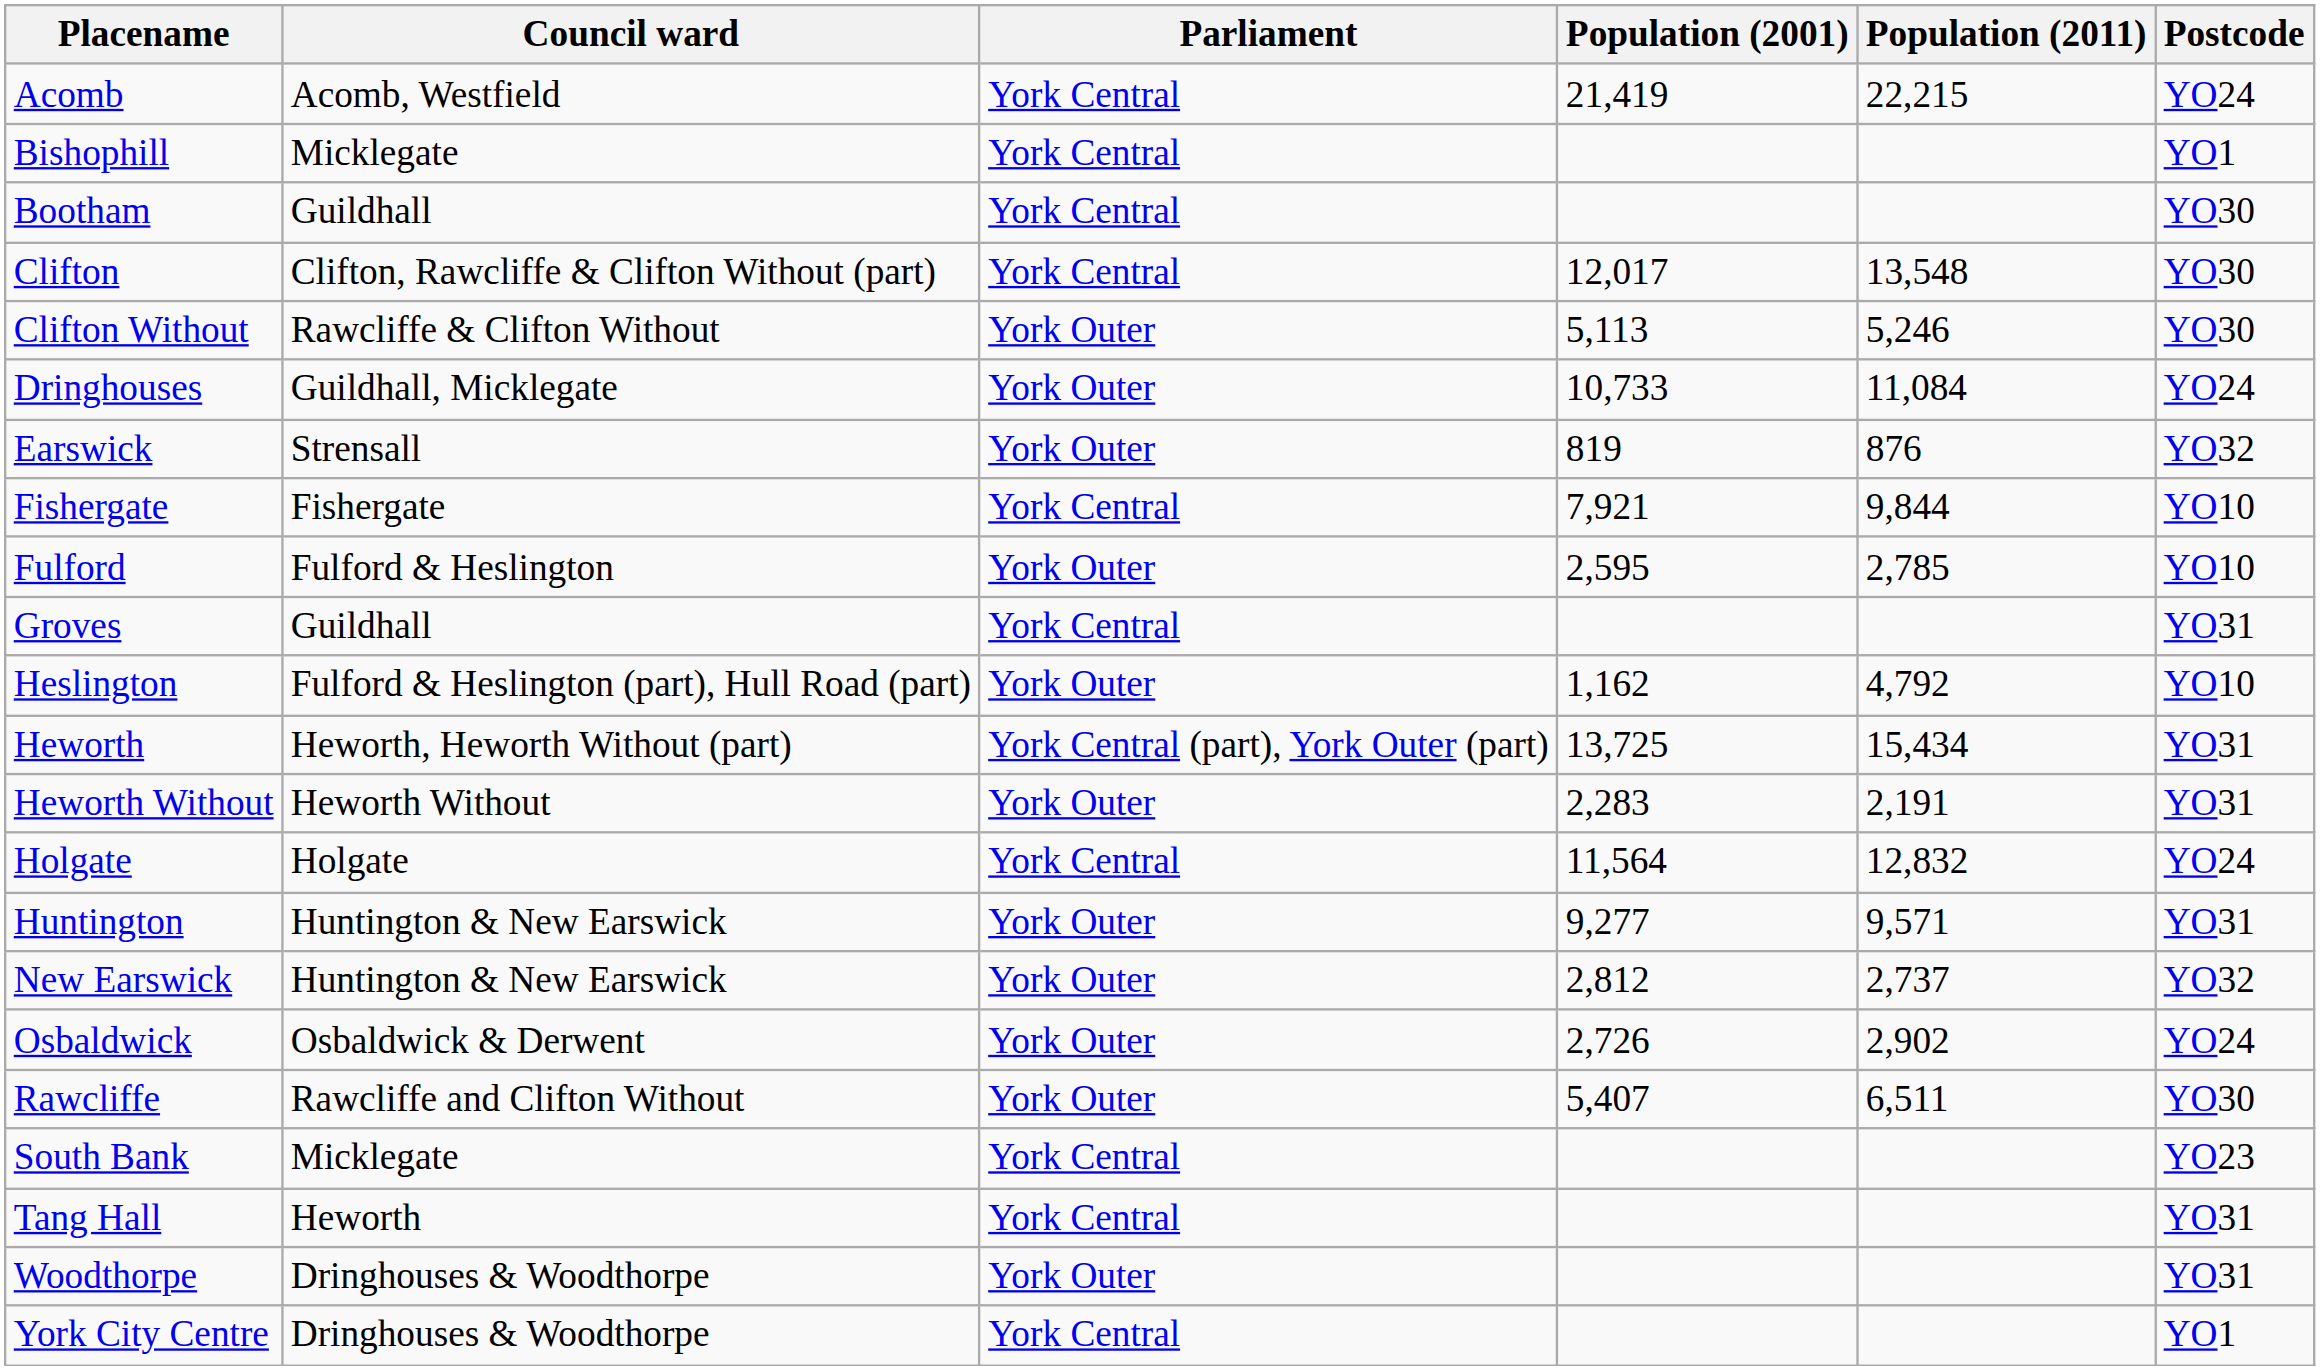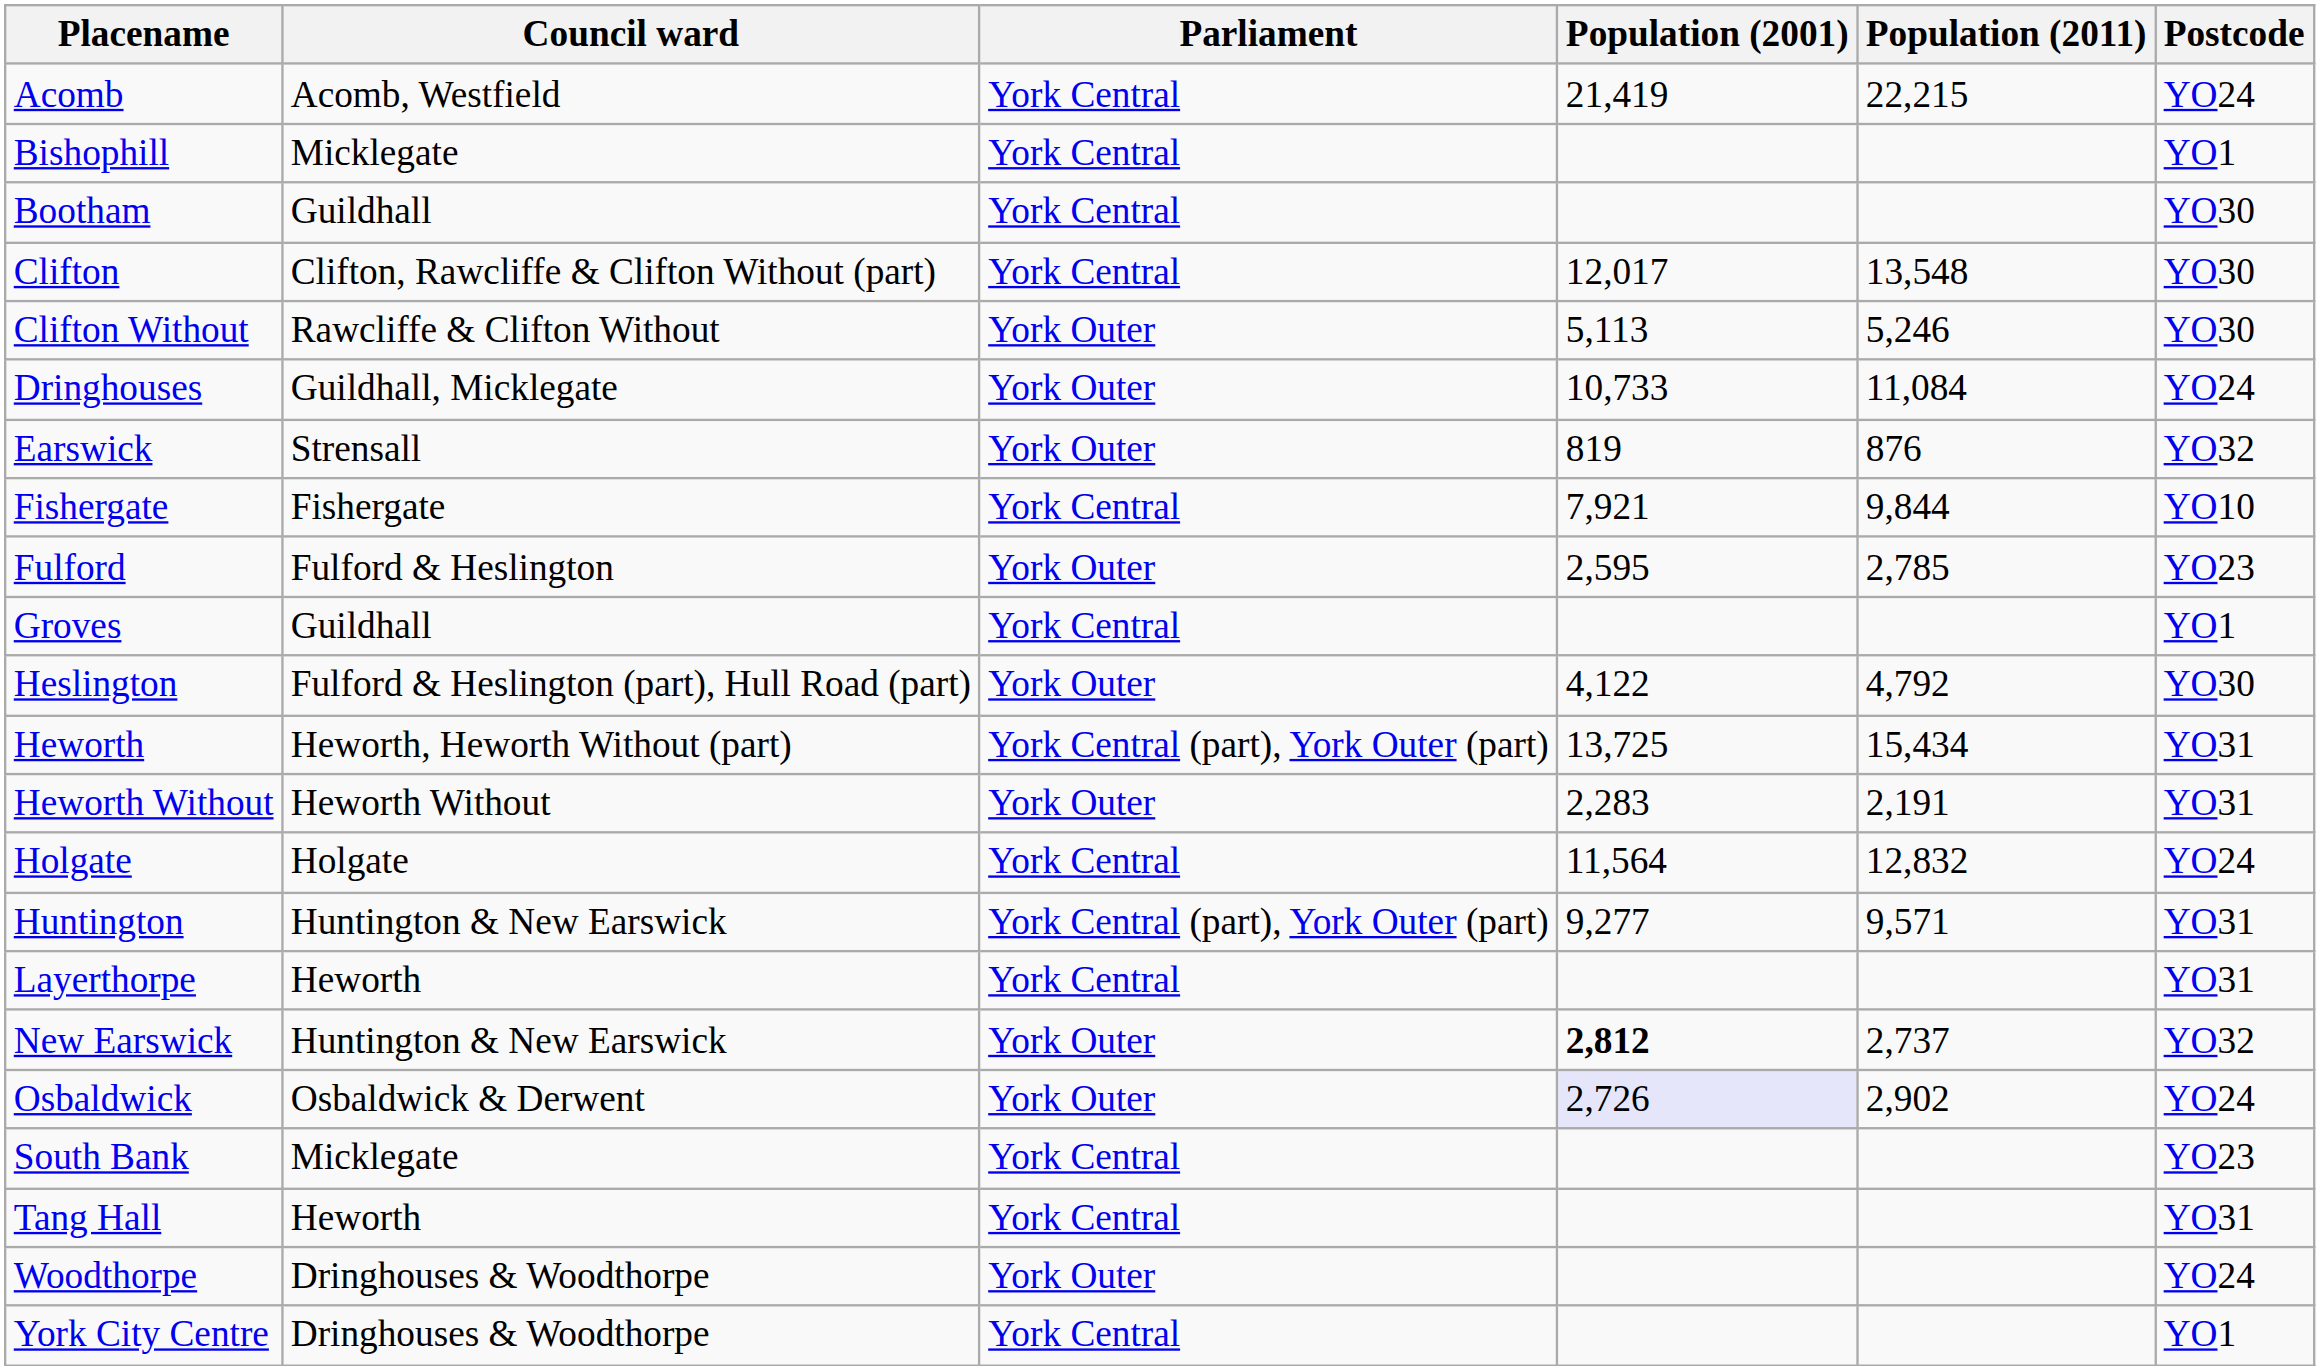(2209, 566) YO10 -> (2209, 566) YO23
(2209, 625) YO31 -> (2200, 625) YO1
(1608, 684) 1,162 -> (1608, 684) 4,122
(2209, 684) YO10 -> (2209, 684) YO30
(1072, 920) York Outer -> (1268, 920) York Central (part), York Outer (part)
+ row: (105, 980)
(1608, 980) normal -> (1608, 1039) bold
(1608, 1039) no background -> (1608, 1098) lavender background
- row: (87, 1098)
(2209, 1275) YO31 -> (2209, 1275) YO24
